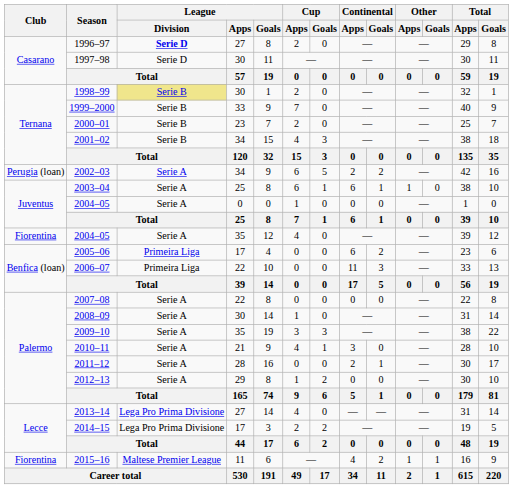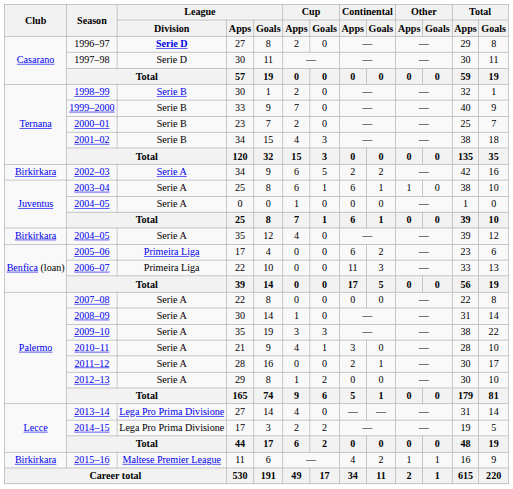(172, 92) khaki background -> (172, 92) no background
(36, 172) Perugia (loan) -> (36, 172) Birkirkara
(36, 236) Fiorentina -> (36, 236) Birkirkara
(36, 460) Fiorentina -> (36, 460) Birkirkara
